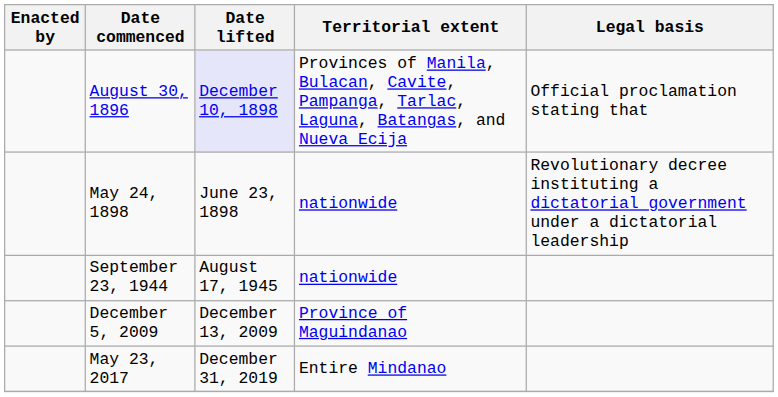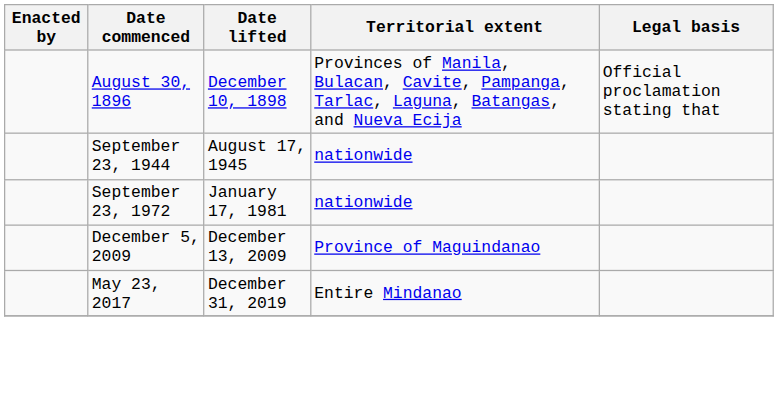(238, 101) lavender background -> (247, 92) no background
- row: (124, 204)
+ row: (136, 202)
